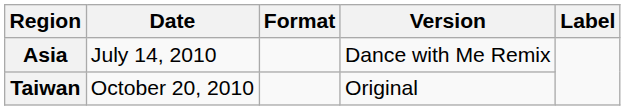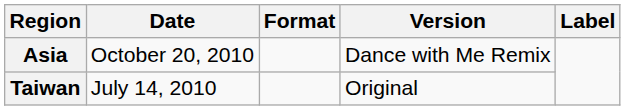(154, 54) July 14, 2010 -> (172, 54) October 20, 2010
(172, 88) October 20, 2010 -> (154, 88) July 14, 2010
